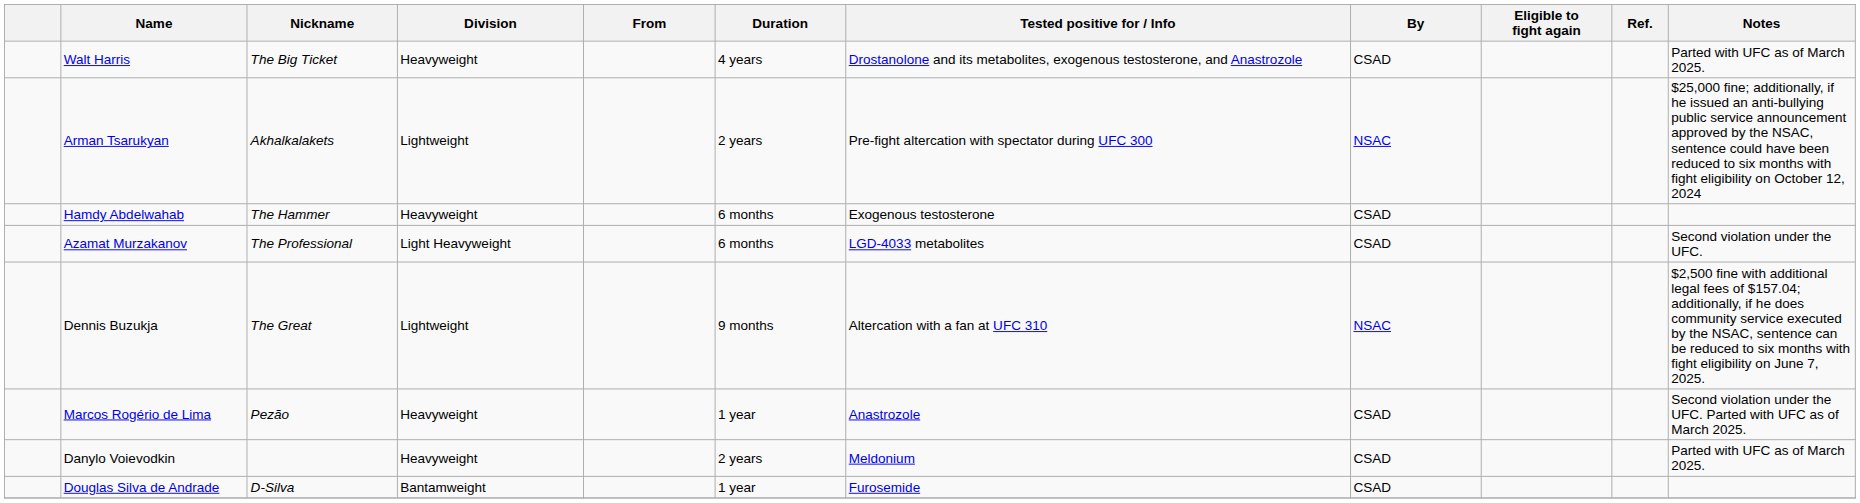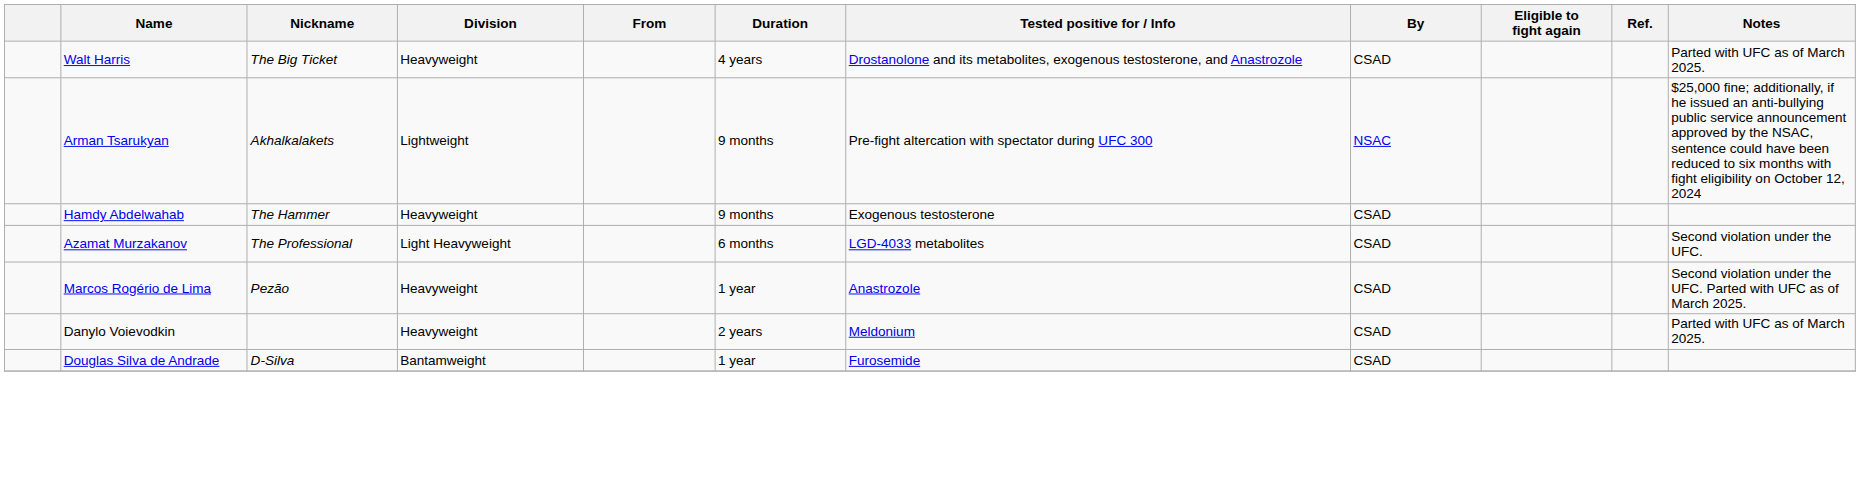(740, 141) 2 years -> (746, 141) 9 months
(746, 215) 6 months -> (746, 215) 9 months
- row: (111, 326)
